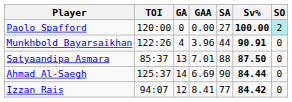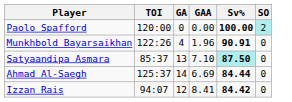- column: (225, 12)
(203, 43) 3.96 -> (203, 43) 1.96
(203, 58) 7.01 -> (203, 58) 7.10
(252, 58) no background -> (236, 58) paleturquoise background
